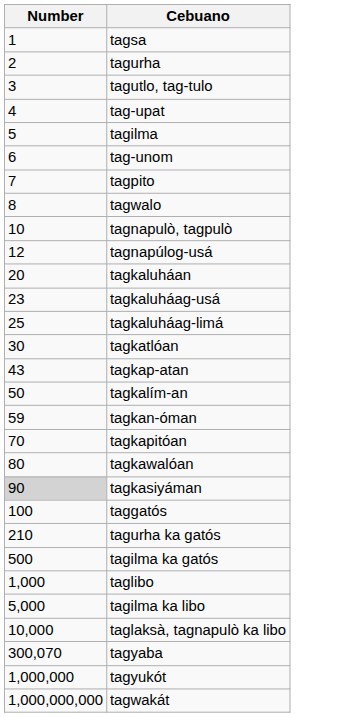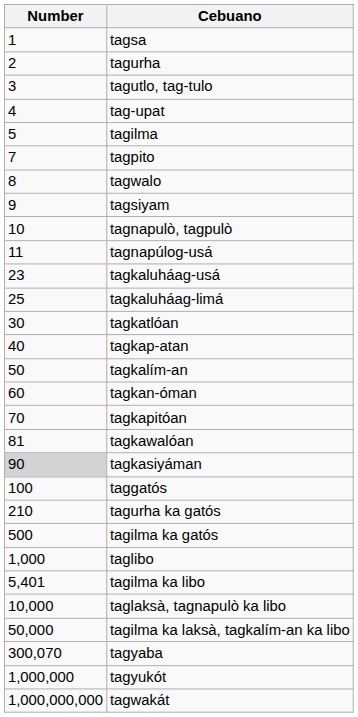- row: (141, 157)
+ row: (140, 205)
(16, 252) 12 -> (16, 252) 11
- row: (150, 275)
(16, 370) 43 -> (16, 346) 40
(16, 417) 59 -> (16, 393) 60
(16, 464) 80 -> (16, 441) 81
(27, 606) 5,000 -> (27, 582) 5,401
+ row: (230, 629)
